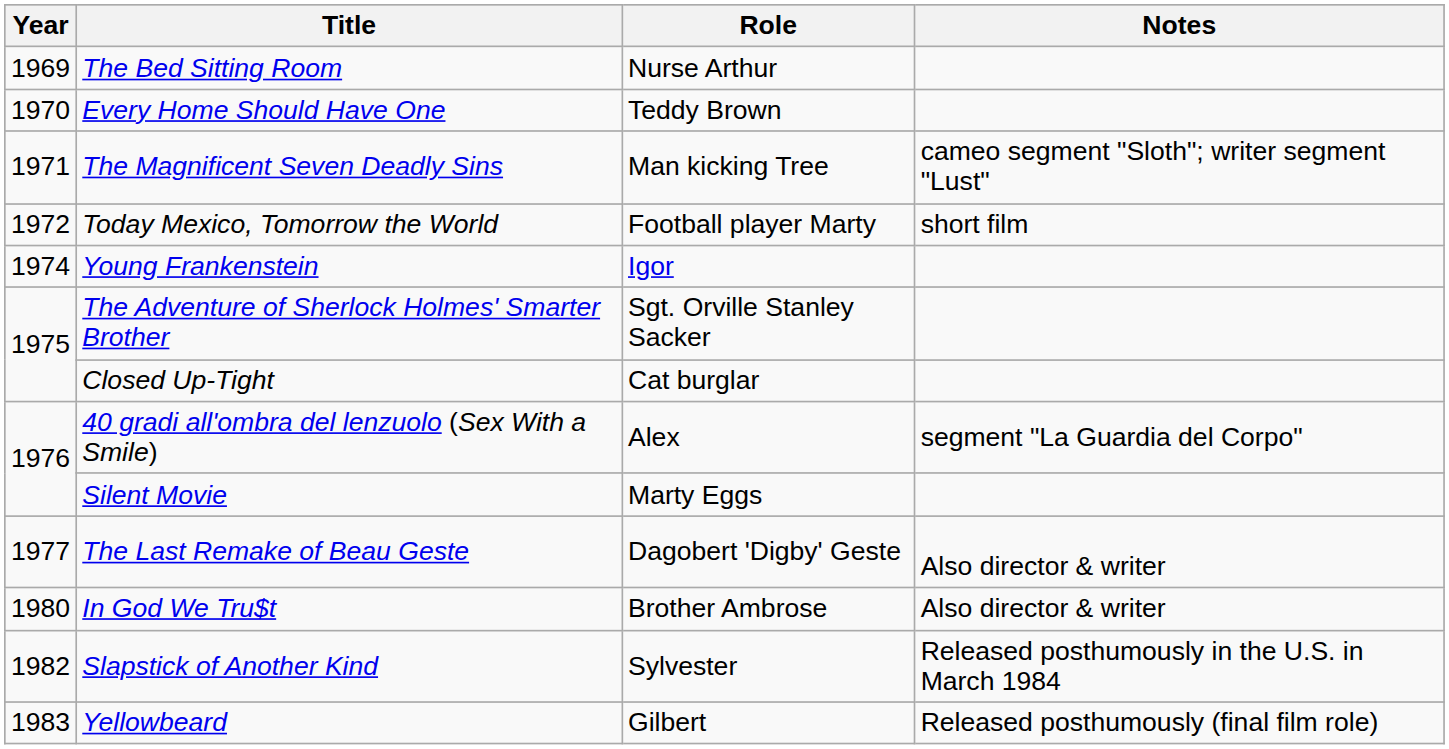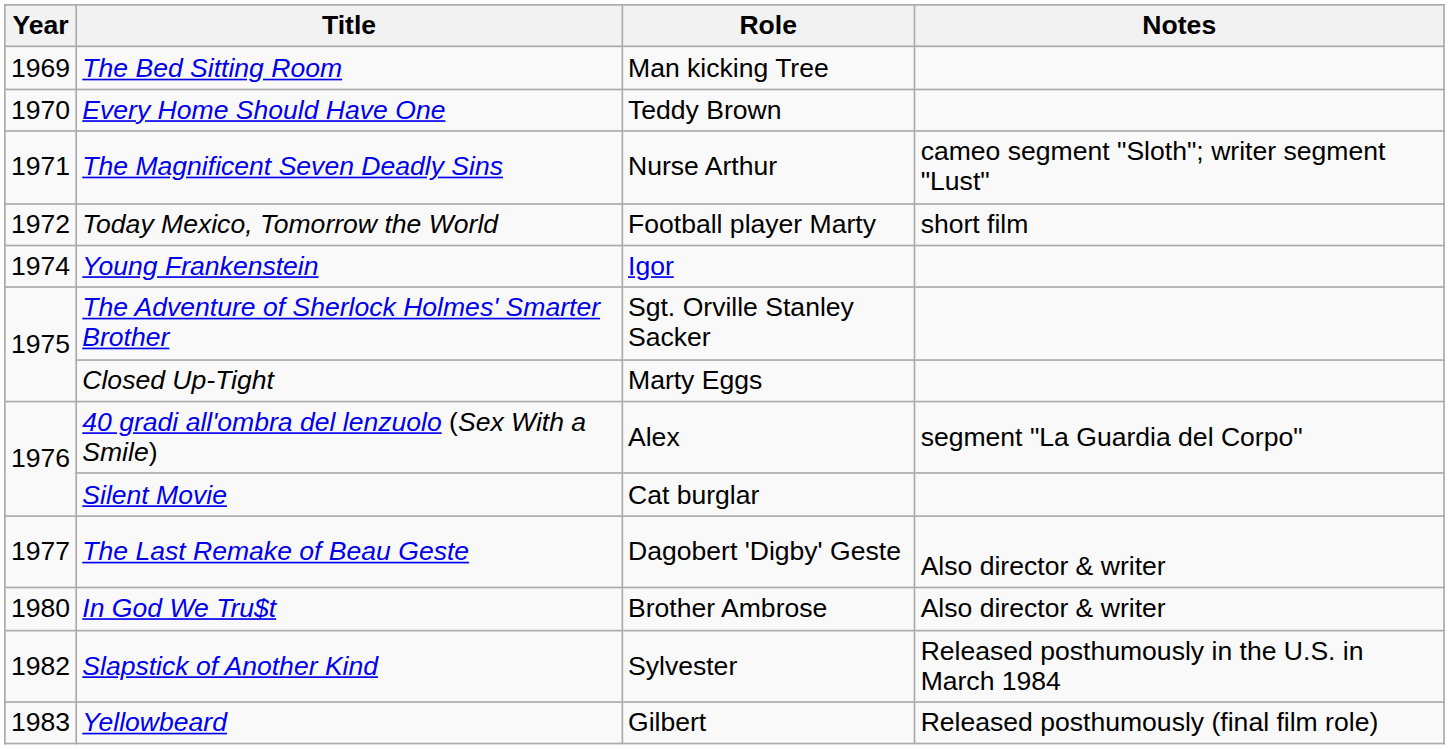(703, 67) Nurse Arthur -> (728, 67) Man kicking Tree
(728, 166) Man kicking Tree -> (703, 166) Nurse Arthur
(694, 380) Cat burglar -> (695, 380) Marty Eggs
(695, 494) Marty Eggs -> (694, 494) Cat burglar
